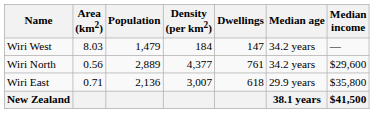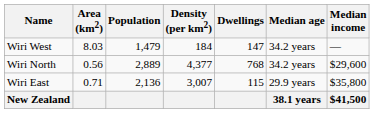(255, 64) 761 -> (255, 64) 768
(255, 82) 618 -> (256, 82) 115
